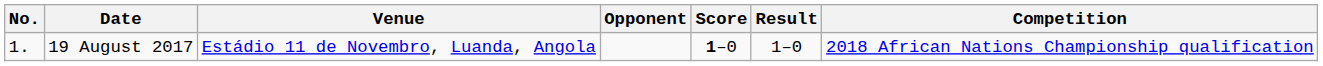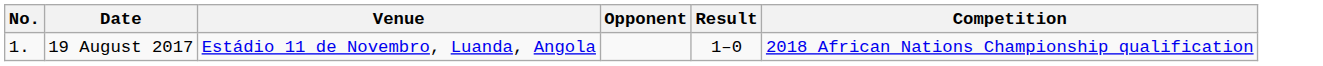- column: (721, 19)
